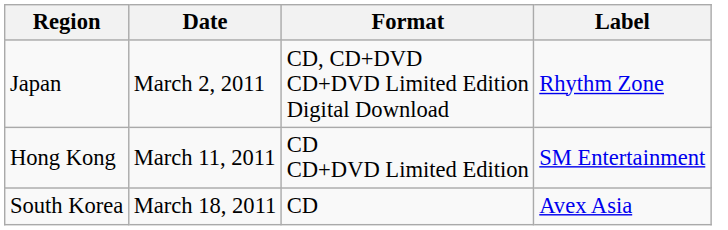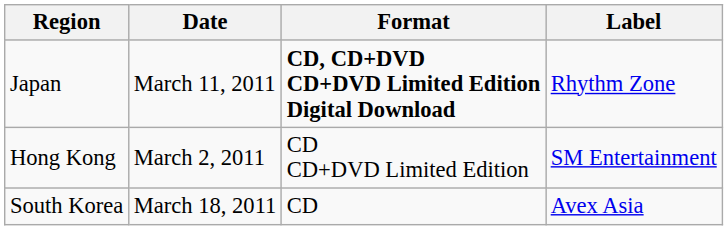(199, 83) March 2, 2011 -> (205, 83) March 11, 2011
(408, 83) normal -> (414, 83) bold
(205, 157) March 11, 2011 -> (199, 157) March 2, 2011
